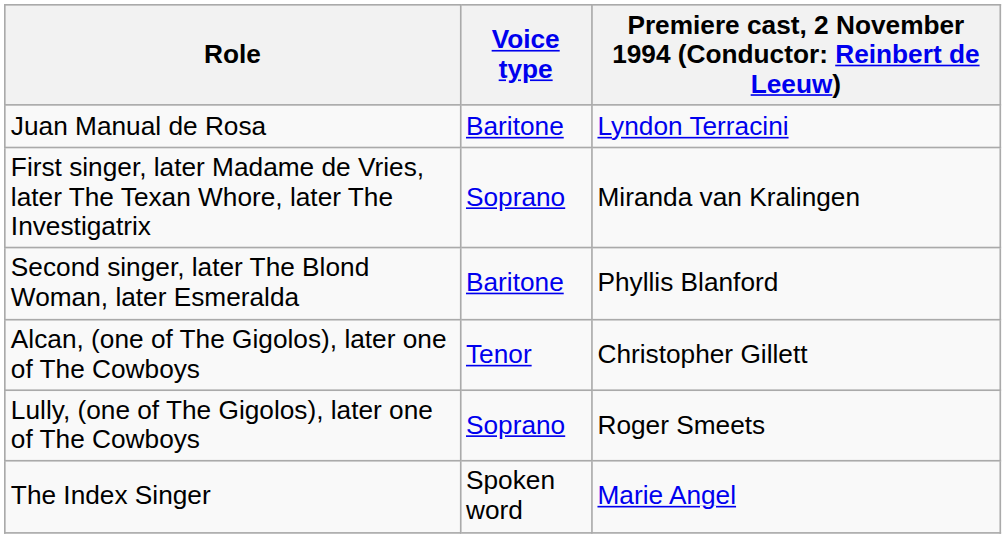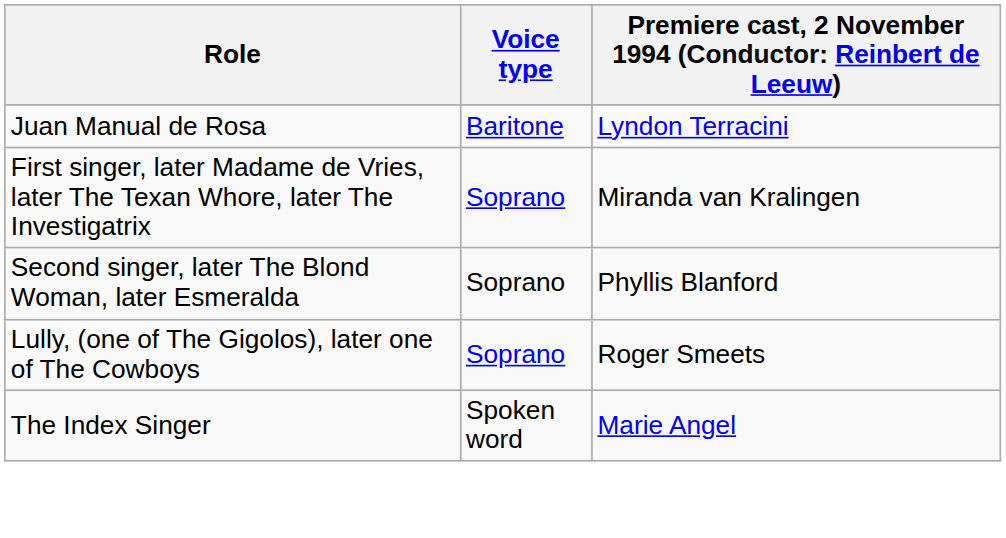(515, 282) Baritone -> (516, 282) Soprano
- row: (229, 354)
